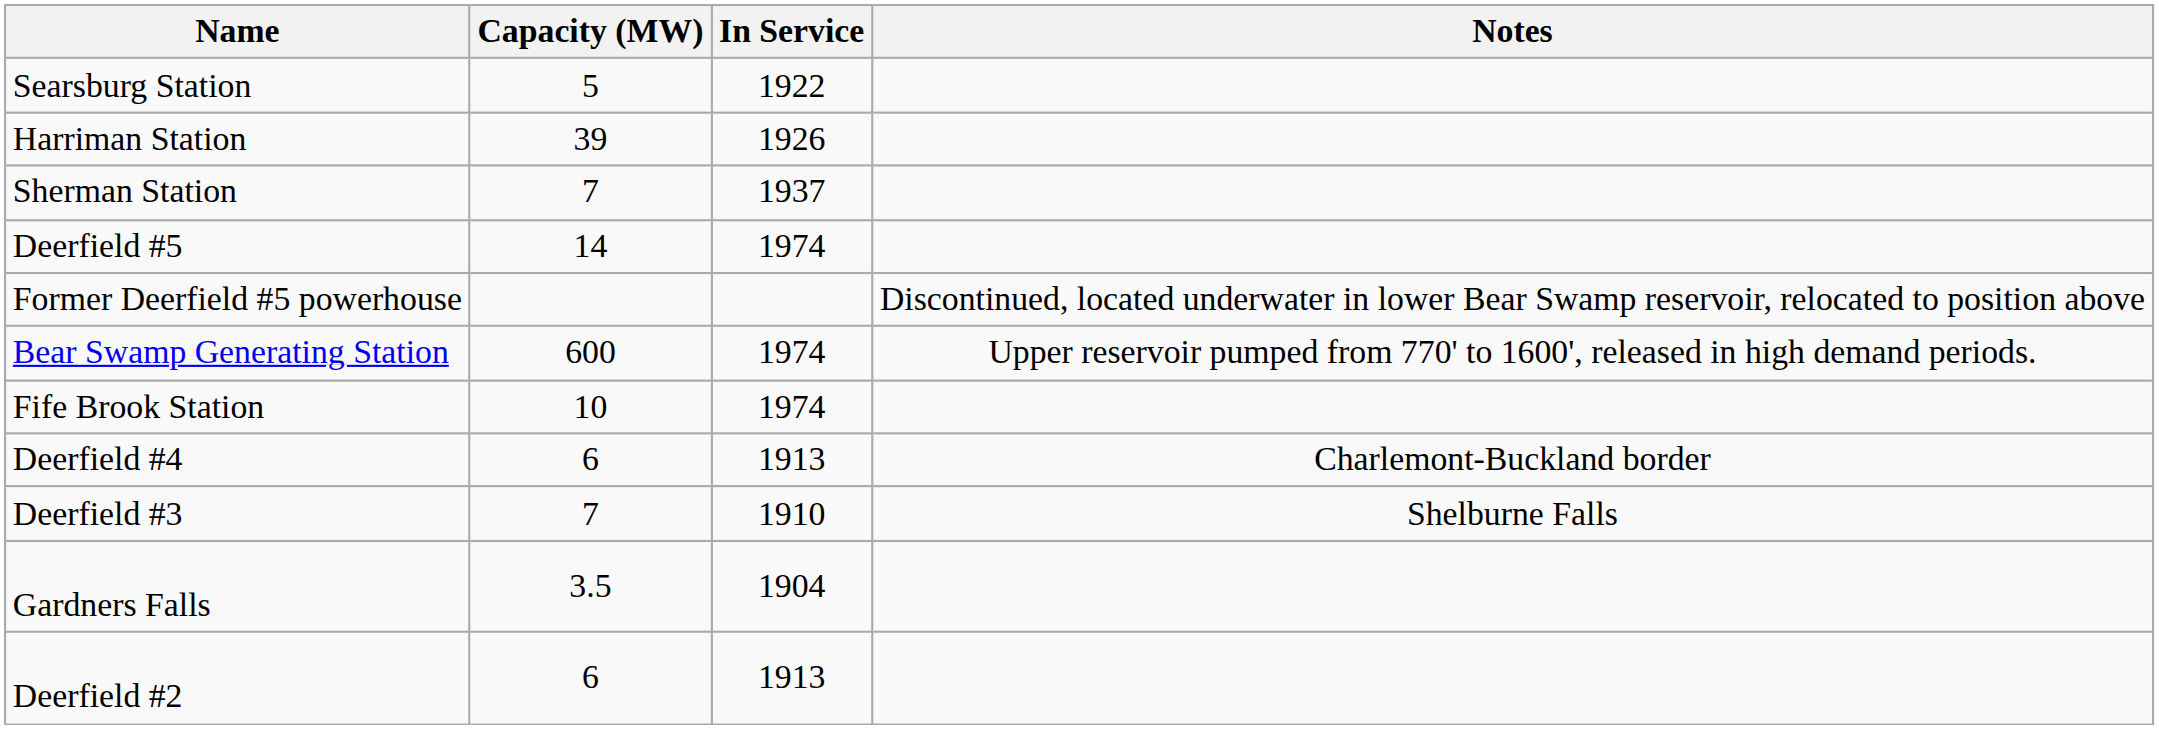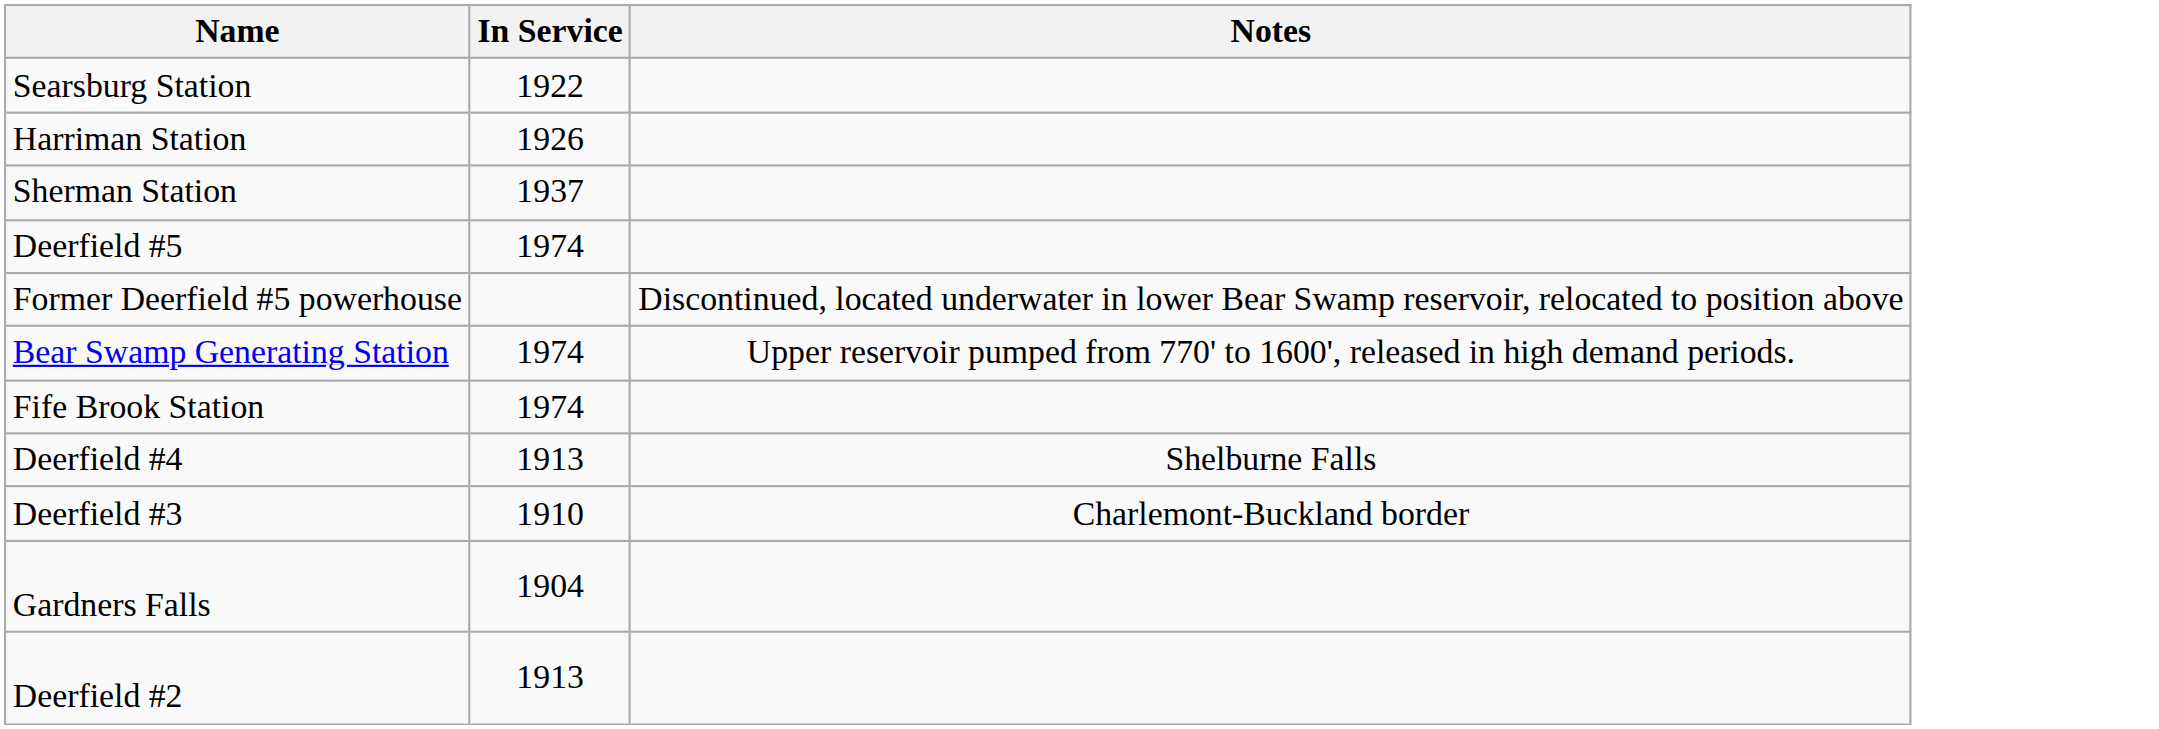- column: (590, 31)
(1512, 459) Charlemont-Buckland border -> (1271, 459) Shelburne Falls
(1512, 513) Shelburne Falls -> (1271, 513) Charlemont-Buckland border
